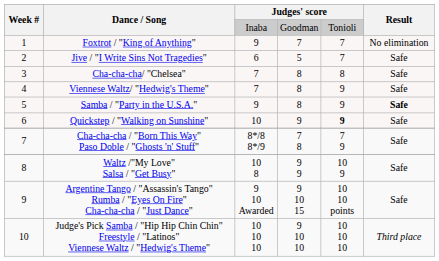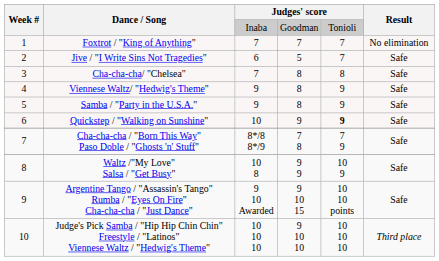(256, 43) 9 -> (256, 43) 7
(256, 89) 7 -> (256, 89) 9
(399, 105) bold -> (399, 105) normal
